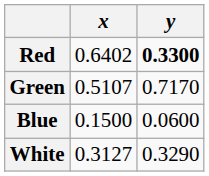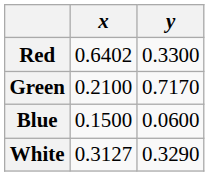(171, 54) bold -> (171, 54) normal
(103, 87) 0.5107 -> (103, 87) 0.2100
